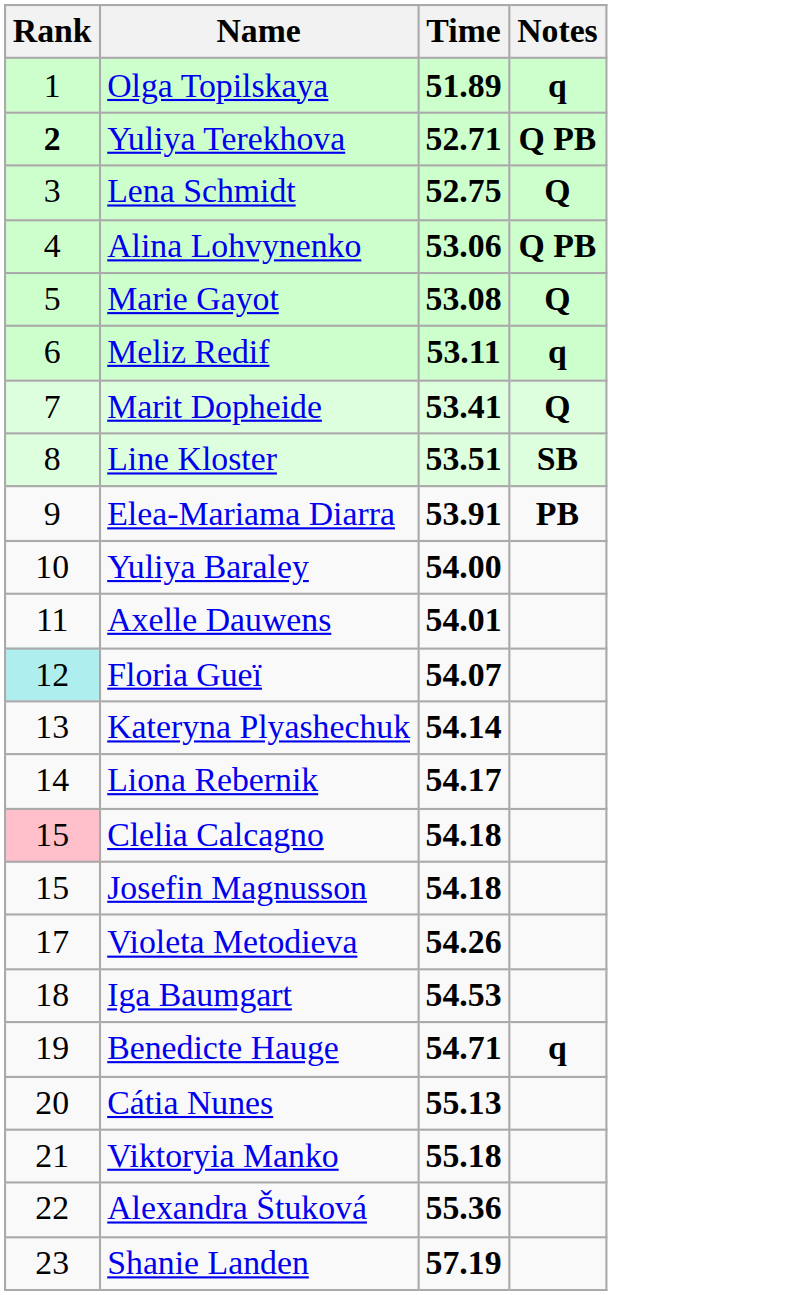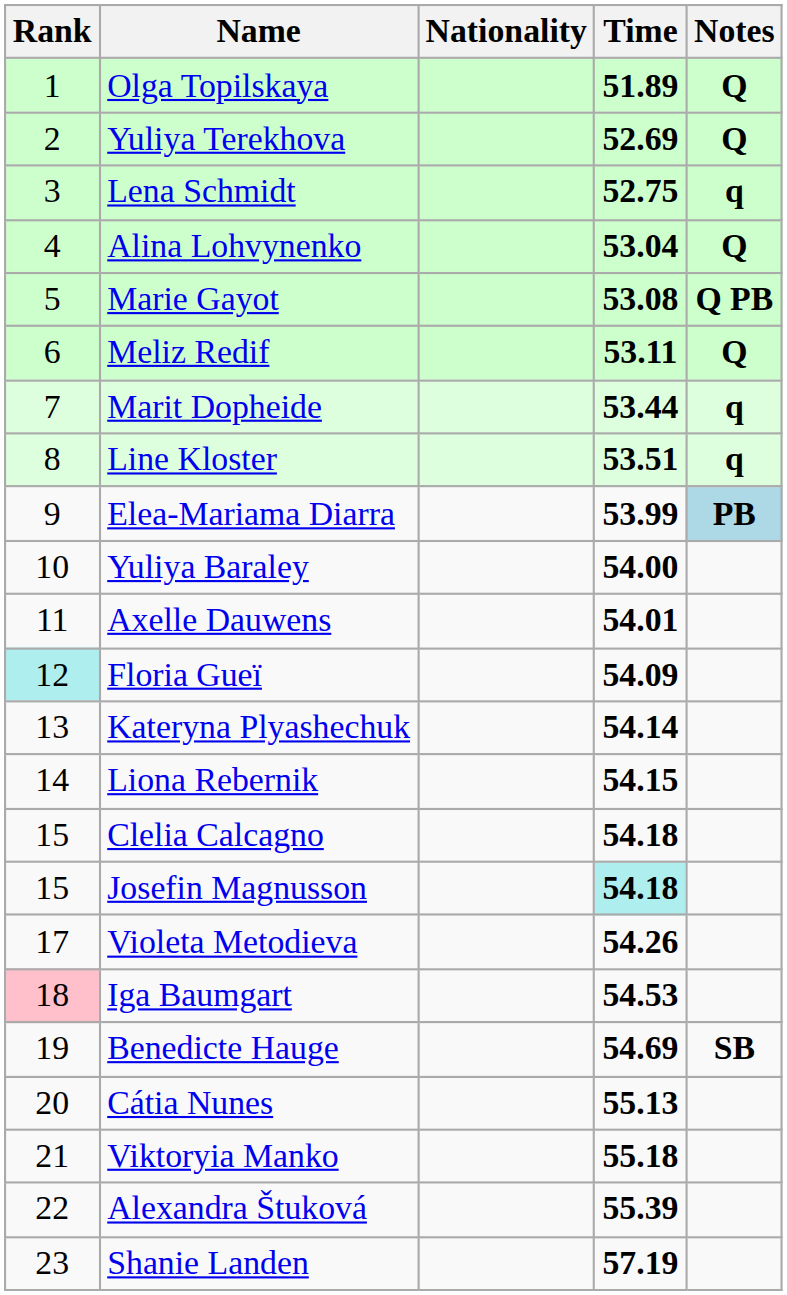+ column: (506, 31)
(557, 84) q -> (734, 84) Q
(52, 138) bold -> (52, 138) normal
(464, 138) 52.71 -> (640, 138) 52.69
(557, 138) Q PB -> (734, 138) Q
(557, 191) Q -> (734, 191) q
(464, 245) 53.06 -> (640, 245) 53.04
(557, 245) Q PB -> (734, 245) Q
(557, 298) Q -> (734, 298) Q PB
(557, 352) q -> (734, 352) Q
(464, 406) 53.41 -> (640, 406) 53.44
(557, 406) Q -> (734, 406) q
(557, 459) SB -> (734, 459) q
(464, 513) 53.91 -> (640, 513) 53.99
(557, 513) no background -> (734, 513) lightblue background
(464, 673) 54.07 -> (640, 673) 54.09
(464, 780) 54.17 -> (640, 780) 54.15
(52, 834) pink background -> (52, 834) no background
(464, 887) no background -> (640, 887) paleturquoise background
(52, 995) no background -> (52, 995) pink background
(464, 1048) 54.71 -> (640, 1048) 54.69
(557, 1048) q -> (734, 1048) SB
(464, 1209) 55.36 -> (640, 1209) 55.39
